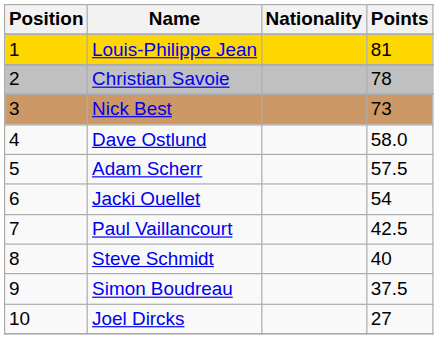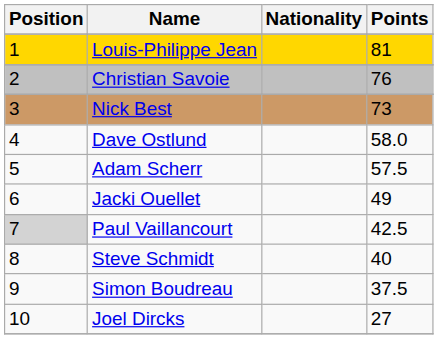(381, 79) 78 -> (381, 79) 76
(381, 199) 54 -> (381, 199) 49
(14, 229) no background -> (14, 229) lightgrey background
